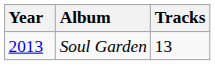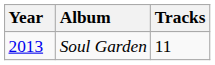(163, 45) 13 -> (163, 45) 11
